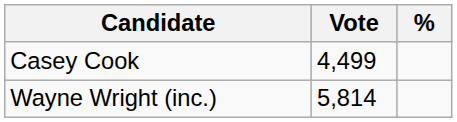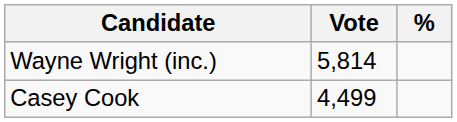rows swapped: (113, 98) <-> (75, 60)
